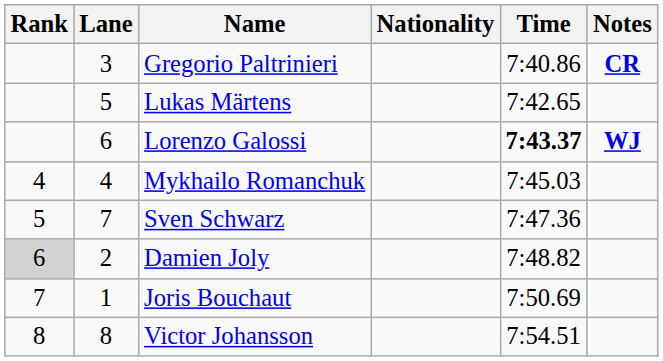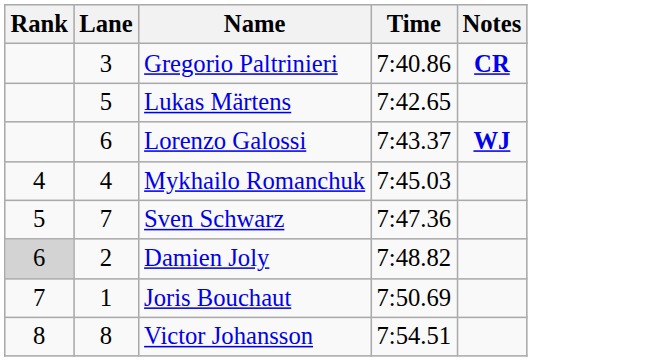- column: (435, 24)
(544, 141) bold -> (414, 141) normal
